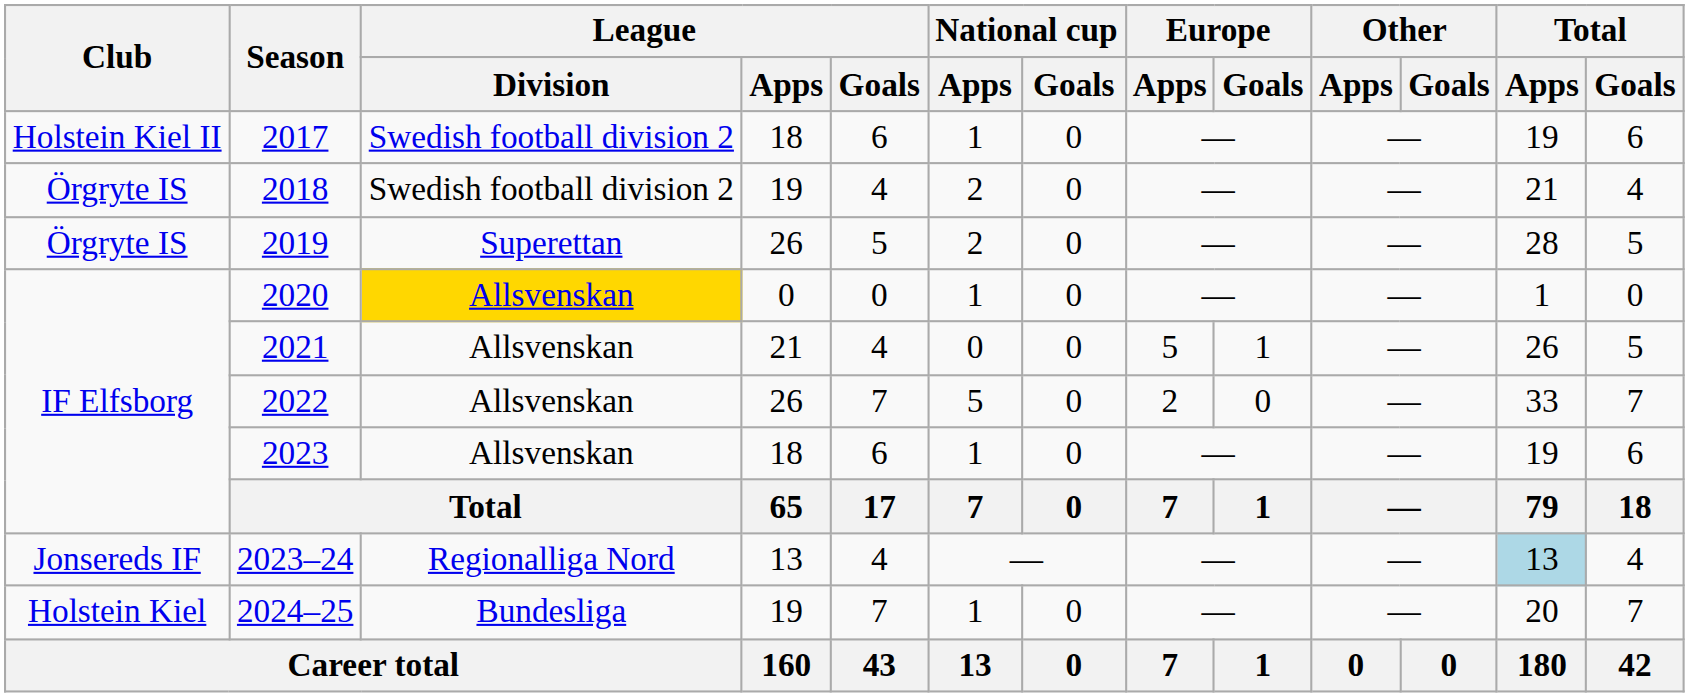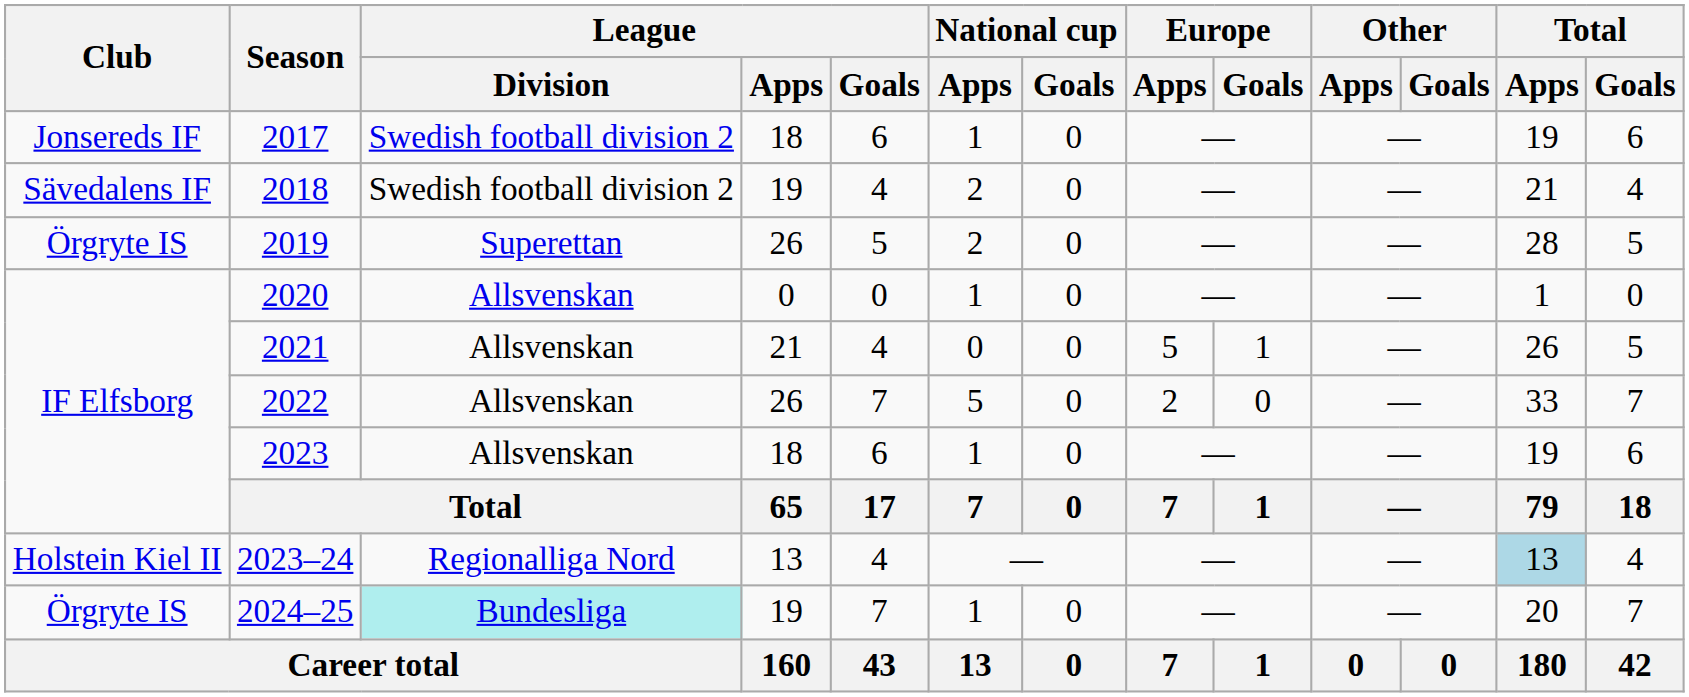(117, 136) Holstein Kiel II -> (117, 136) Jonsereds IF
(117, 189) Örgryte IS -> (117, 189) Sävedalens IF
(551, 294) gold background -> (551, 294) no background
(117, 558) Jonsereds IF -> (117, 558) Holstein Kiel II
(117, 611) Holstein Kiel -> (117, 611) Örgryte IS
(551, 611) no background -> (551, 611) paleturquoise background
